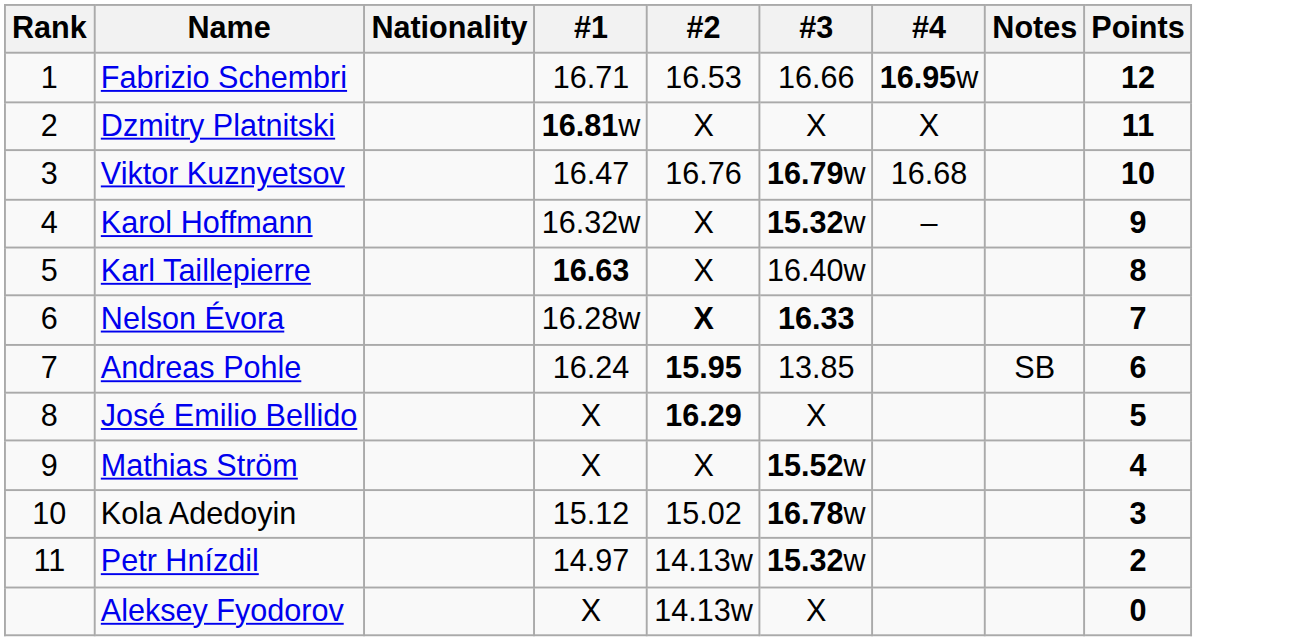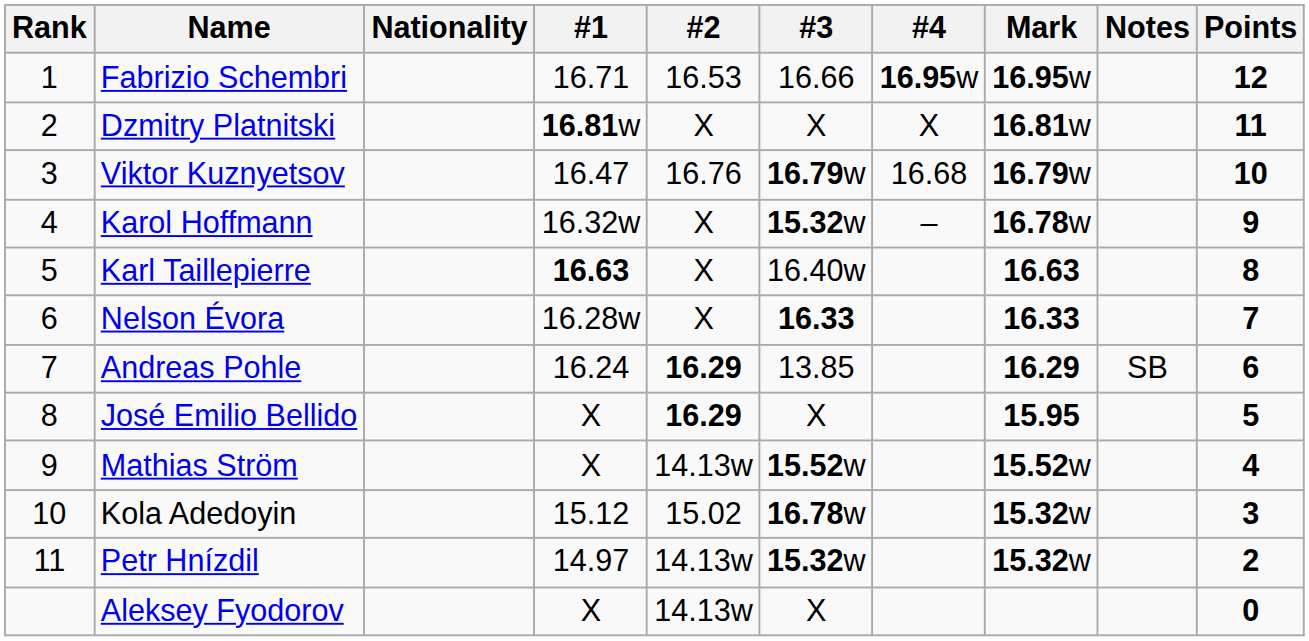+ column: (1042, 28)
(704, 319) bold -> (704, 319) normal
(704, 367) 15.95 -> (704, 367) 16.29
(704, 464) X -> (704, 464) 14.13w
